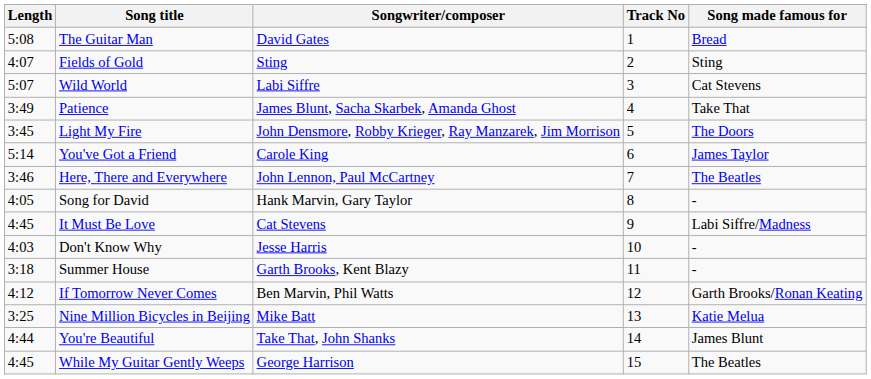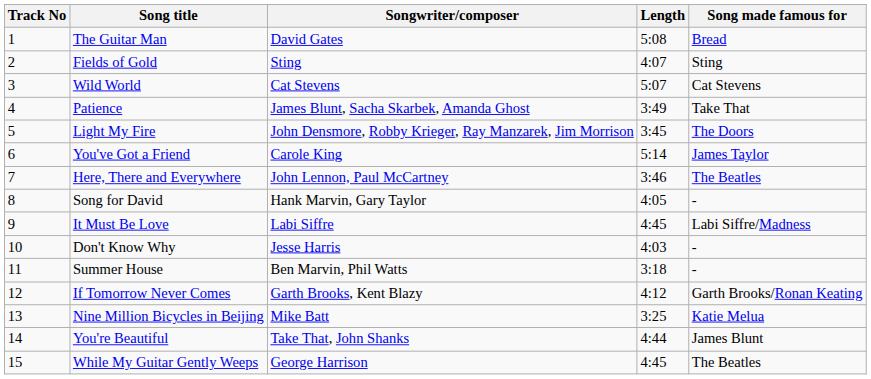columns swapped: (656, 16) <-> (30, 16)
(288, 85) Labi Siffre -> (305, 85) Cat Stevens
(291, 223) Cat Stevens -> (302, 223) Labi Siffre
(333, 270) Garth Brooks, Kent Blazy -> (339, 270) Ben Marvin, Phil Watts
(325, 293) Ben Marvin, Phil Watts -> (347, 293) Garth Brooks, Kent Blazy
